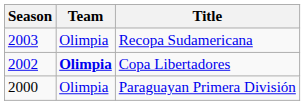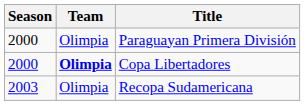rows swapped: (207, 87) <-> (186, 40)
(23, 64) 2002 -> (23, 64) 2000
